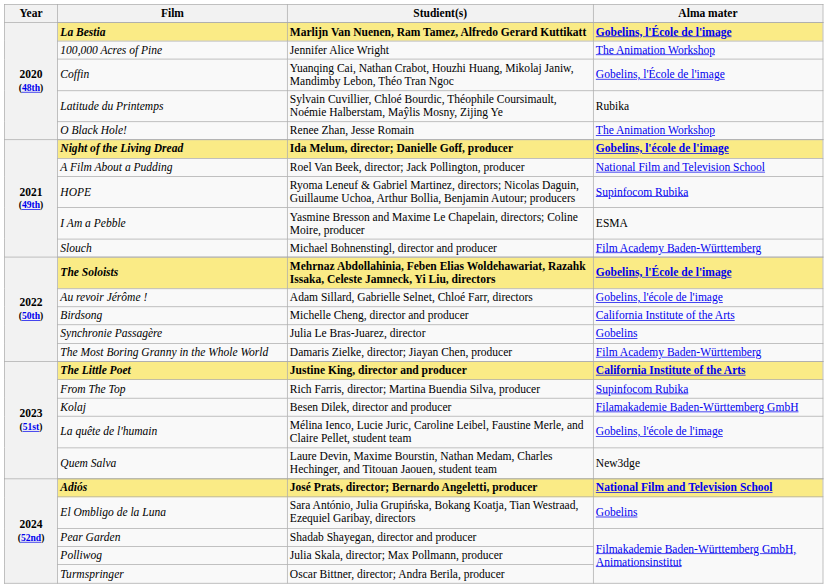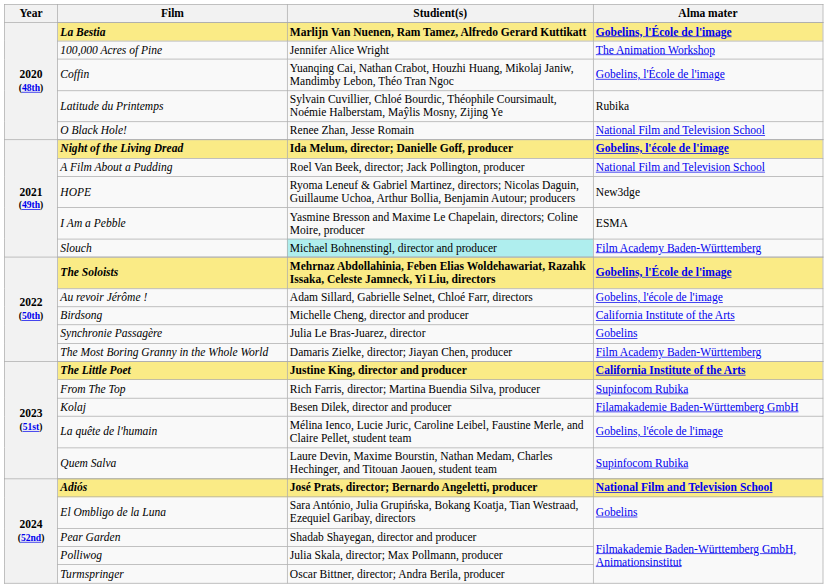(655, 130) The Animation Workshop -> (680, 130) National Film and Television School
(642, 192) Supinfocom Rubika -> (618, 192) New3dge
(393, 248) no background -> (393, 248) paleturquoise background
(618, 463) New3dge -> (642, 463) Supinfocom Rubika
